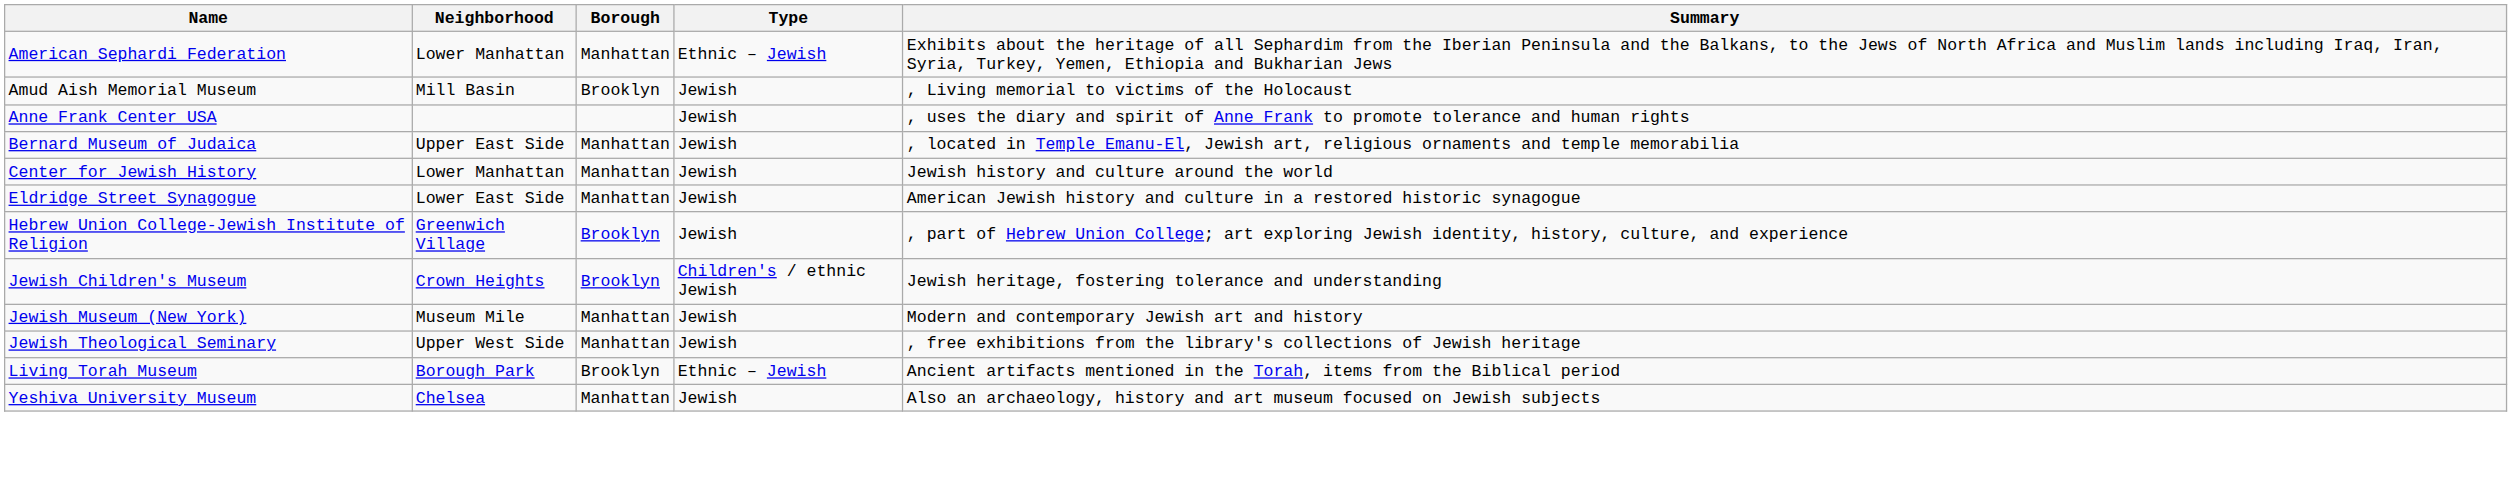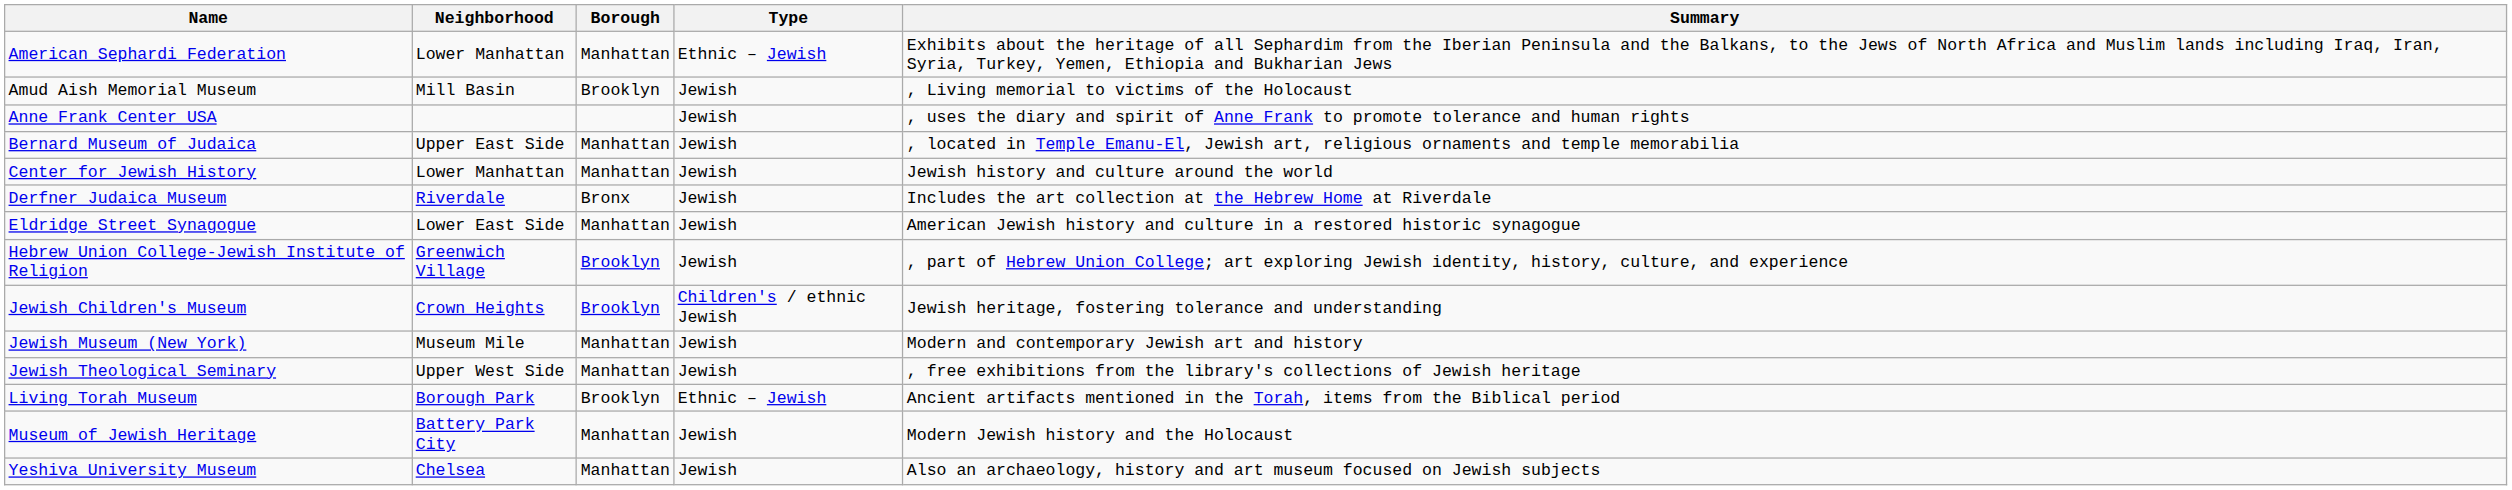+ row: (118, 199)
+ row: (132, 435)
